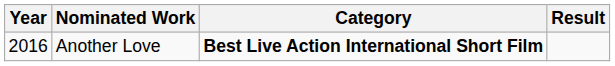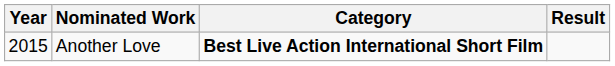(28, 46) 2016 -> (28, 46) 2015
